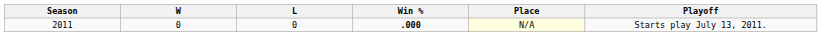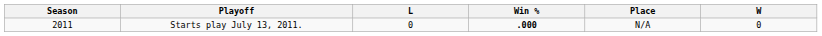columns swapped: (178, 11) <-> (701, 11)
(527, 25) lightyellow background -> (643, 25) no background
